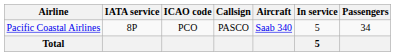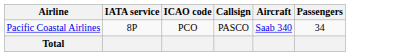- column: (317, 12)
